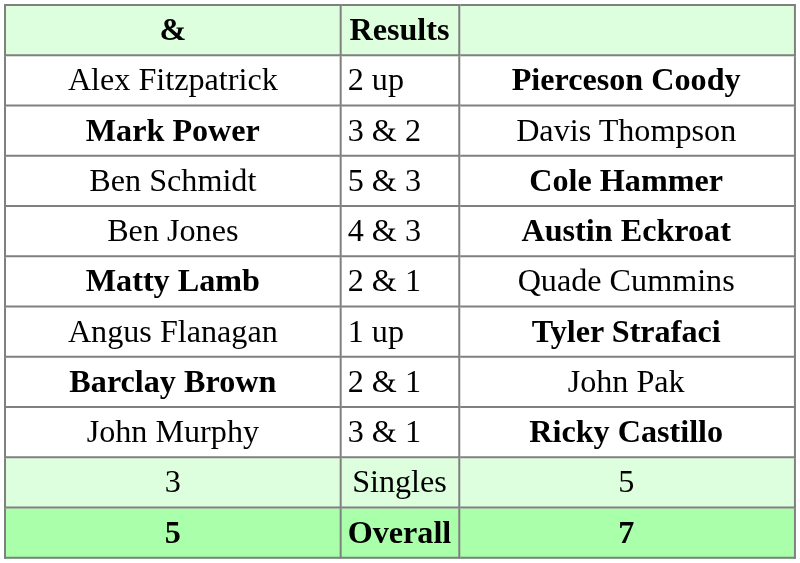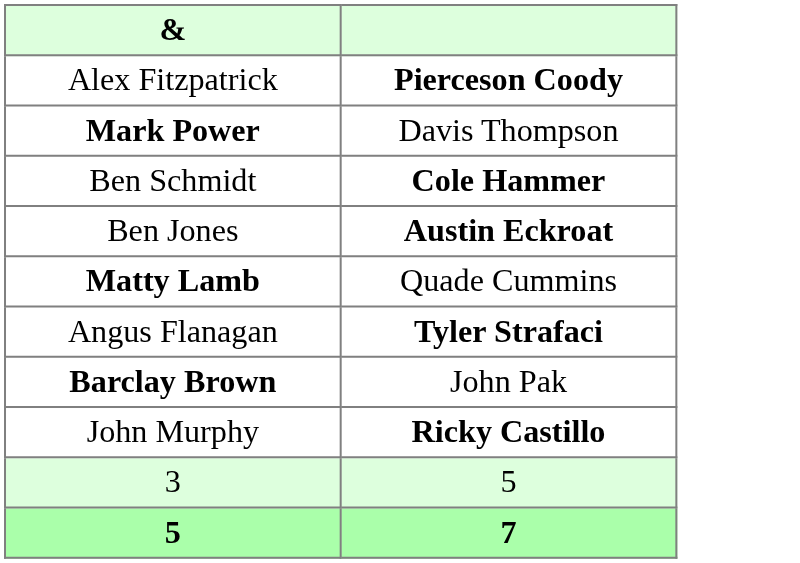- column: (399, 29)
